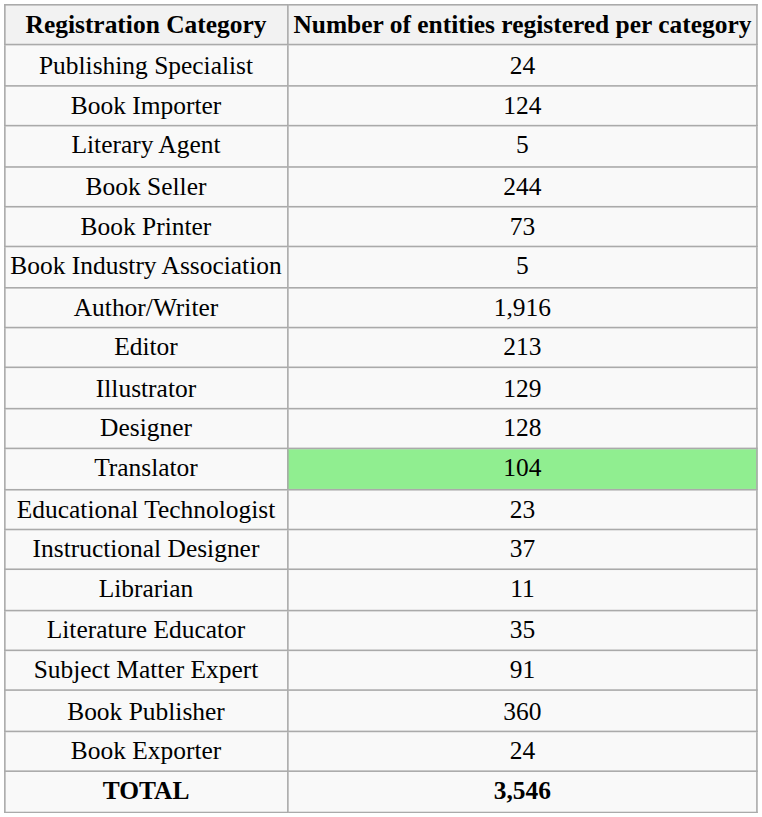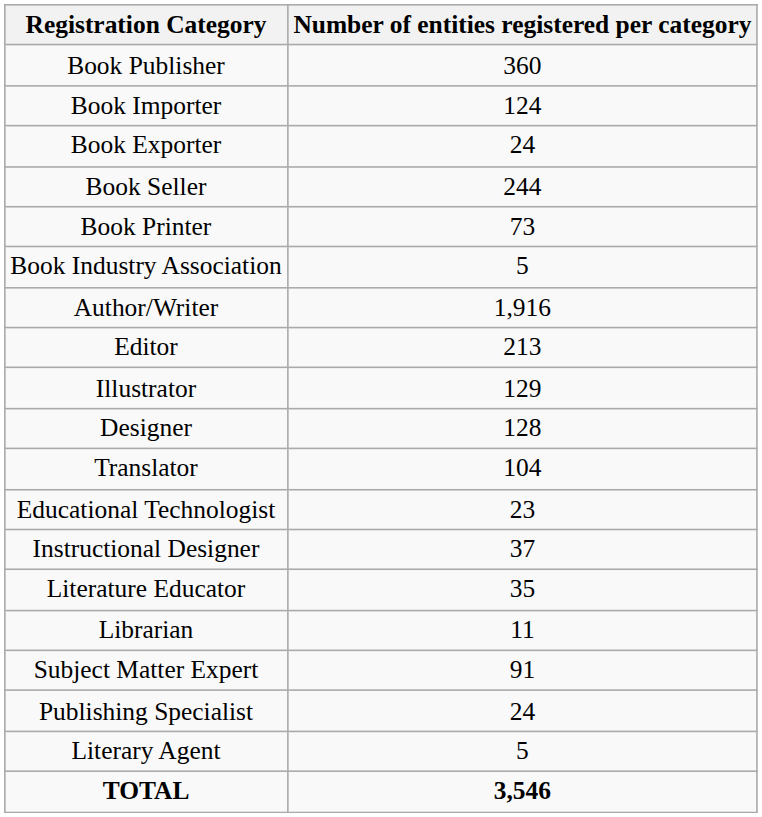rows swapped: (146, 710) <-> (146, 65)
rows swapped: (146, 750) <-> (146, 145)
(522, 468) lightgreen background -> (522, 468) no background
rows swapped: (146, 589) <-> (146, 629)
